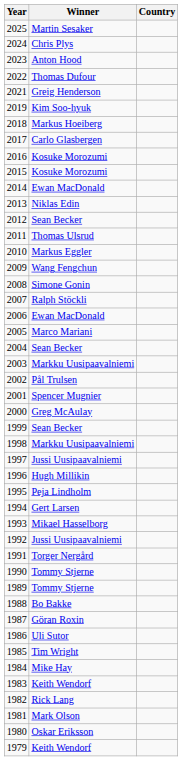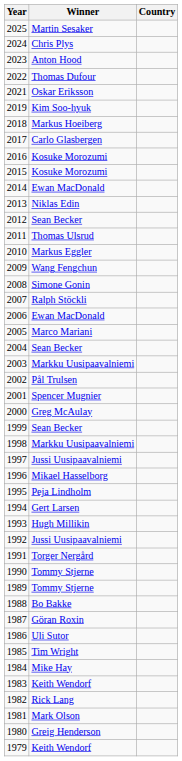(66, 92) Greig Henderson -> (62, 92) Oskar Eriksson
(60, 476) Hugh Millikin -> (70, 476) Mikael Hasselborg
(70, 524) Mikael Hasselborg -> (60, 524) Hugh Millikin
(62, 731) Oskar Eriksson -> (66, 731) Greig Henderson
